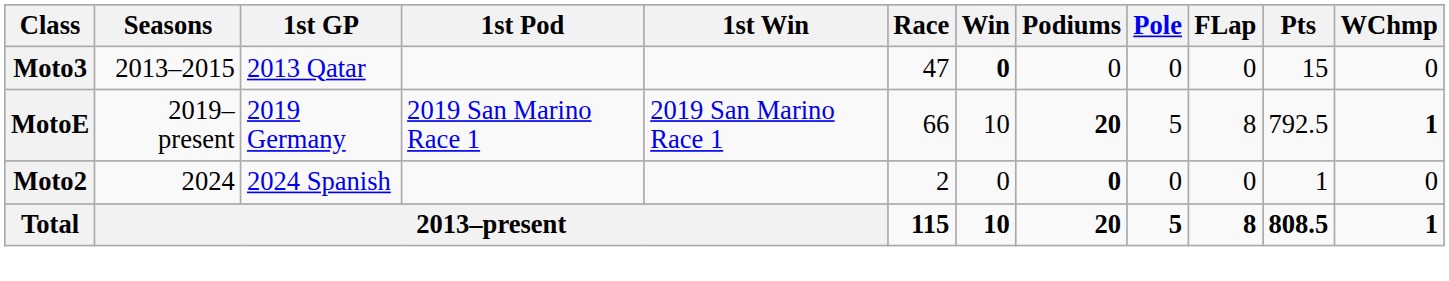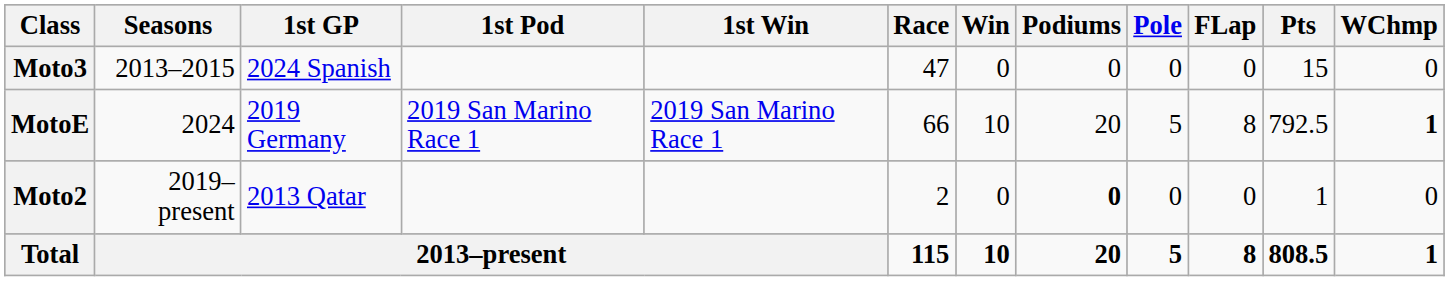(306, 67) 2013 Qatar -> (319, 67) 2024 Spanish
(1003, 67) bold -> (1003, 67) normal
(196, 124) 2019–present -> (208, 124) 2024
(1108, 124) bold -> (1108, 124) normal
(208, 181) 2024 -> (196, 196) 2019–present
(319, 181) 2024 Spanish -> (306, 196) 2013 Qatar
